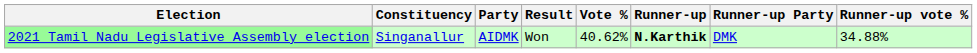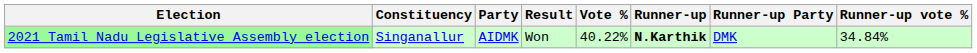(604, 37) 40.62% -> (604, 37) 40.22%
(864, 37) 34.88% -> (864, 37) 34.84%
